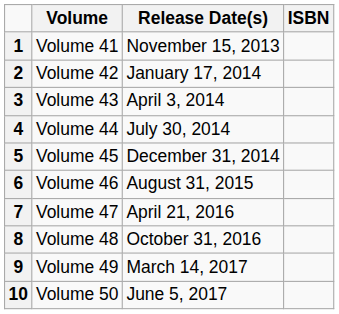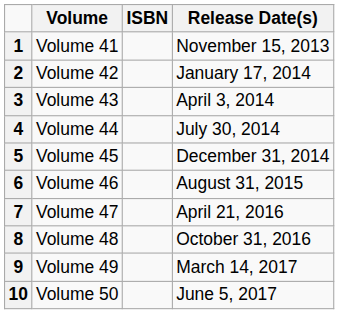columns swapped: (203, 18) <-> (309, 18)
